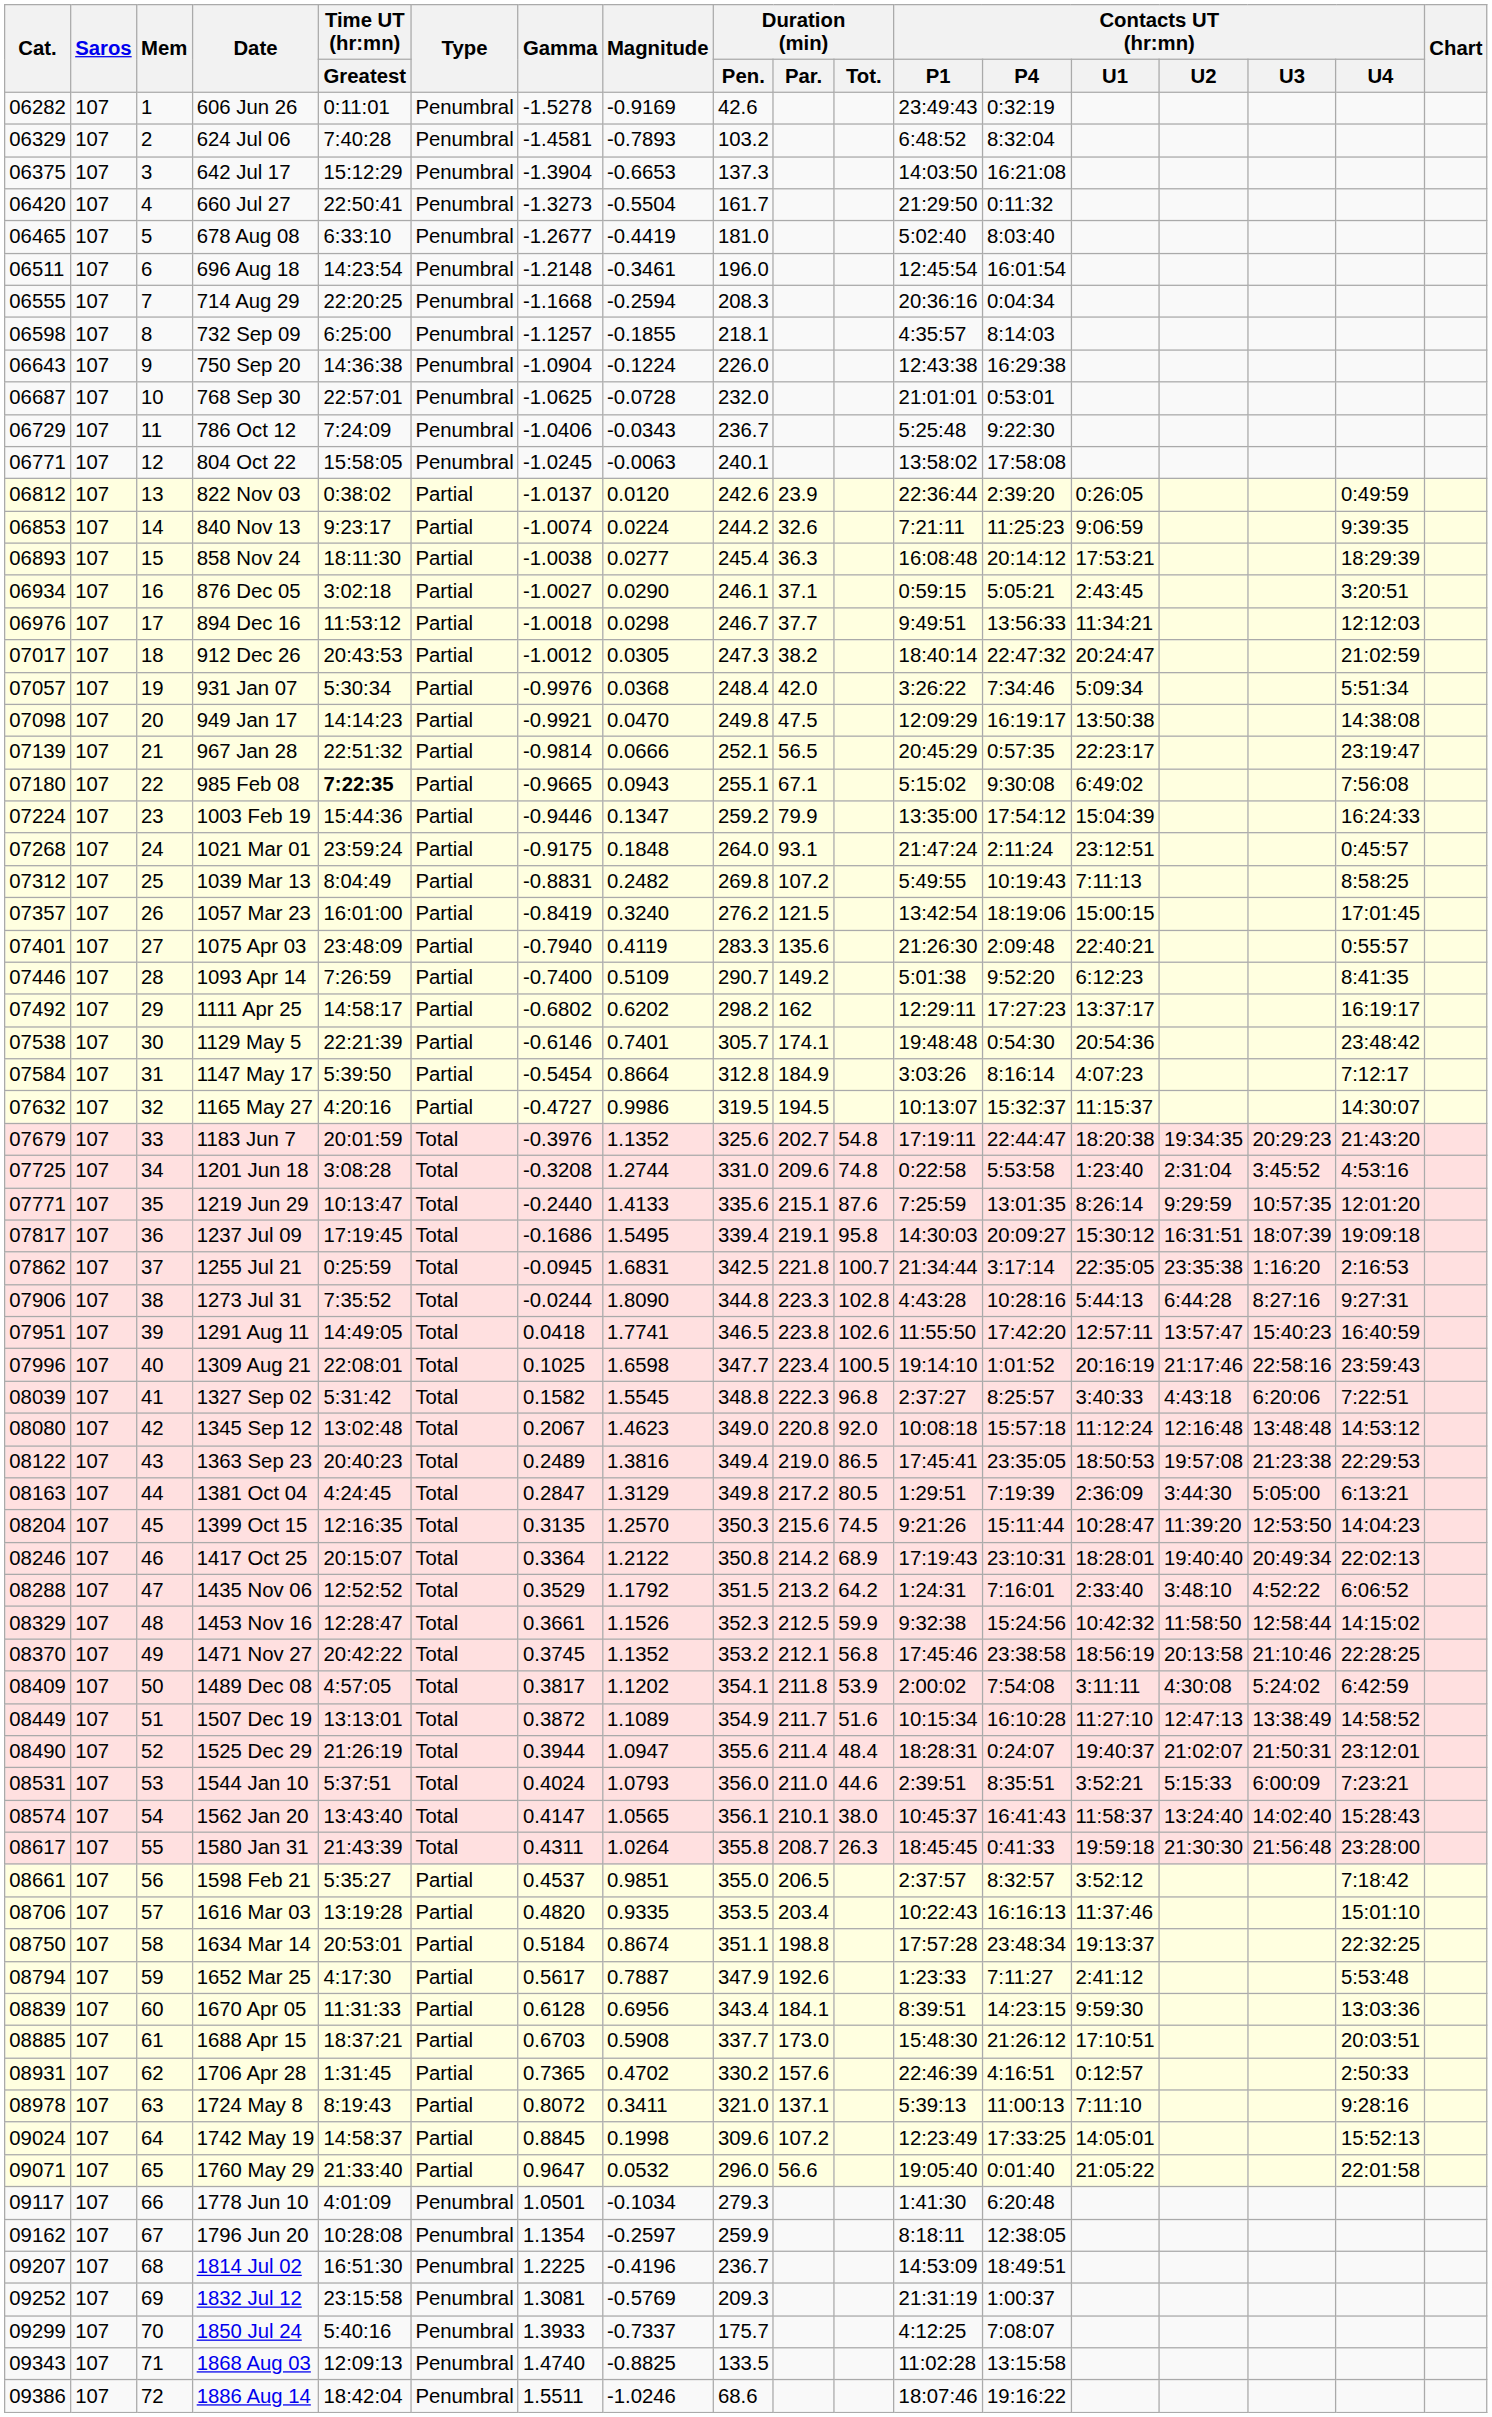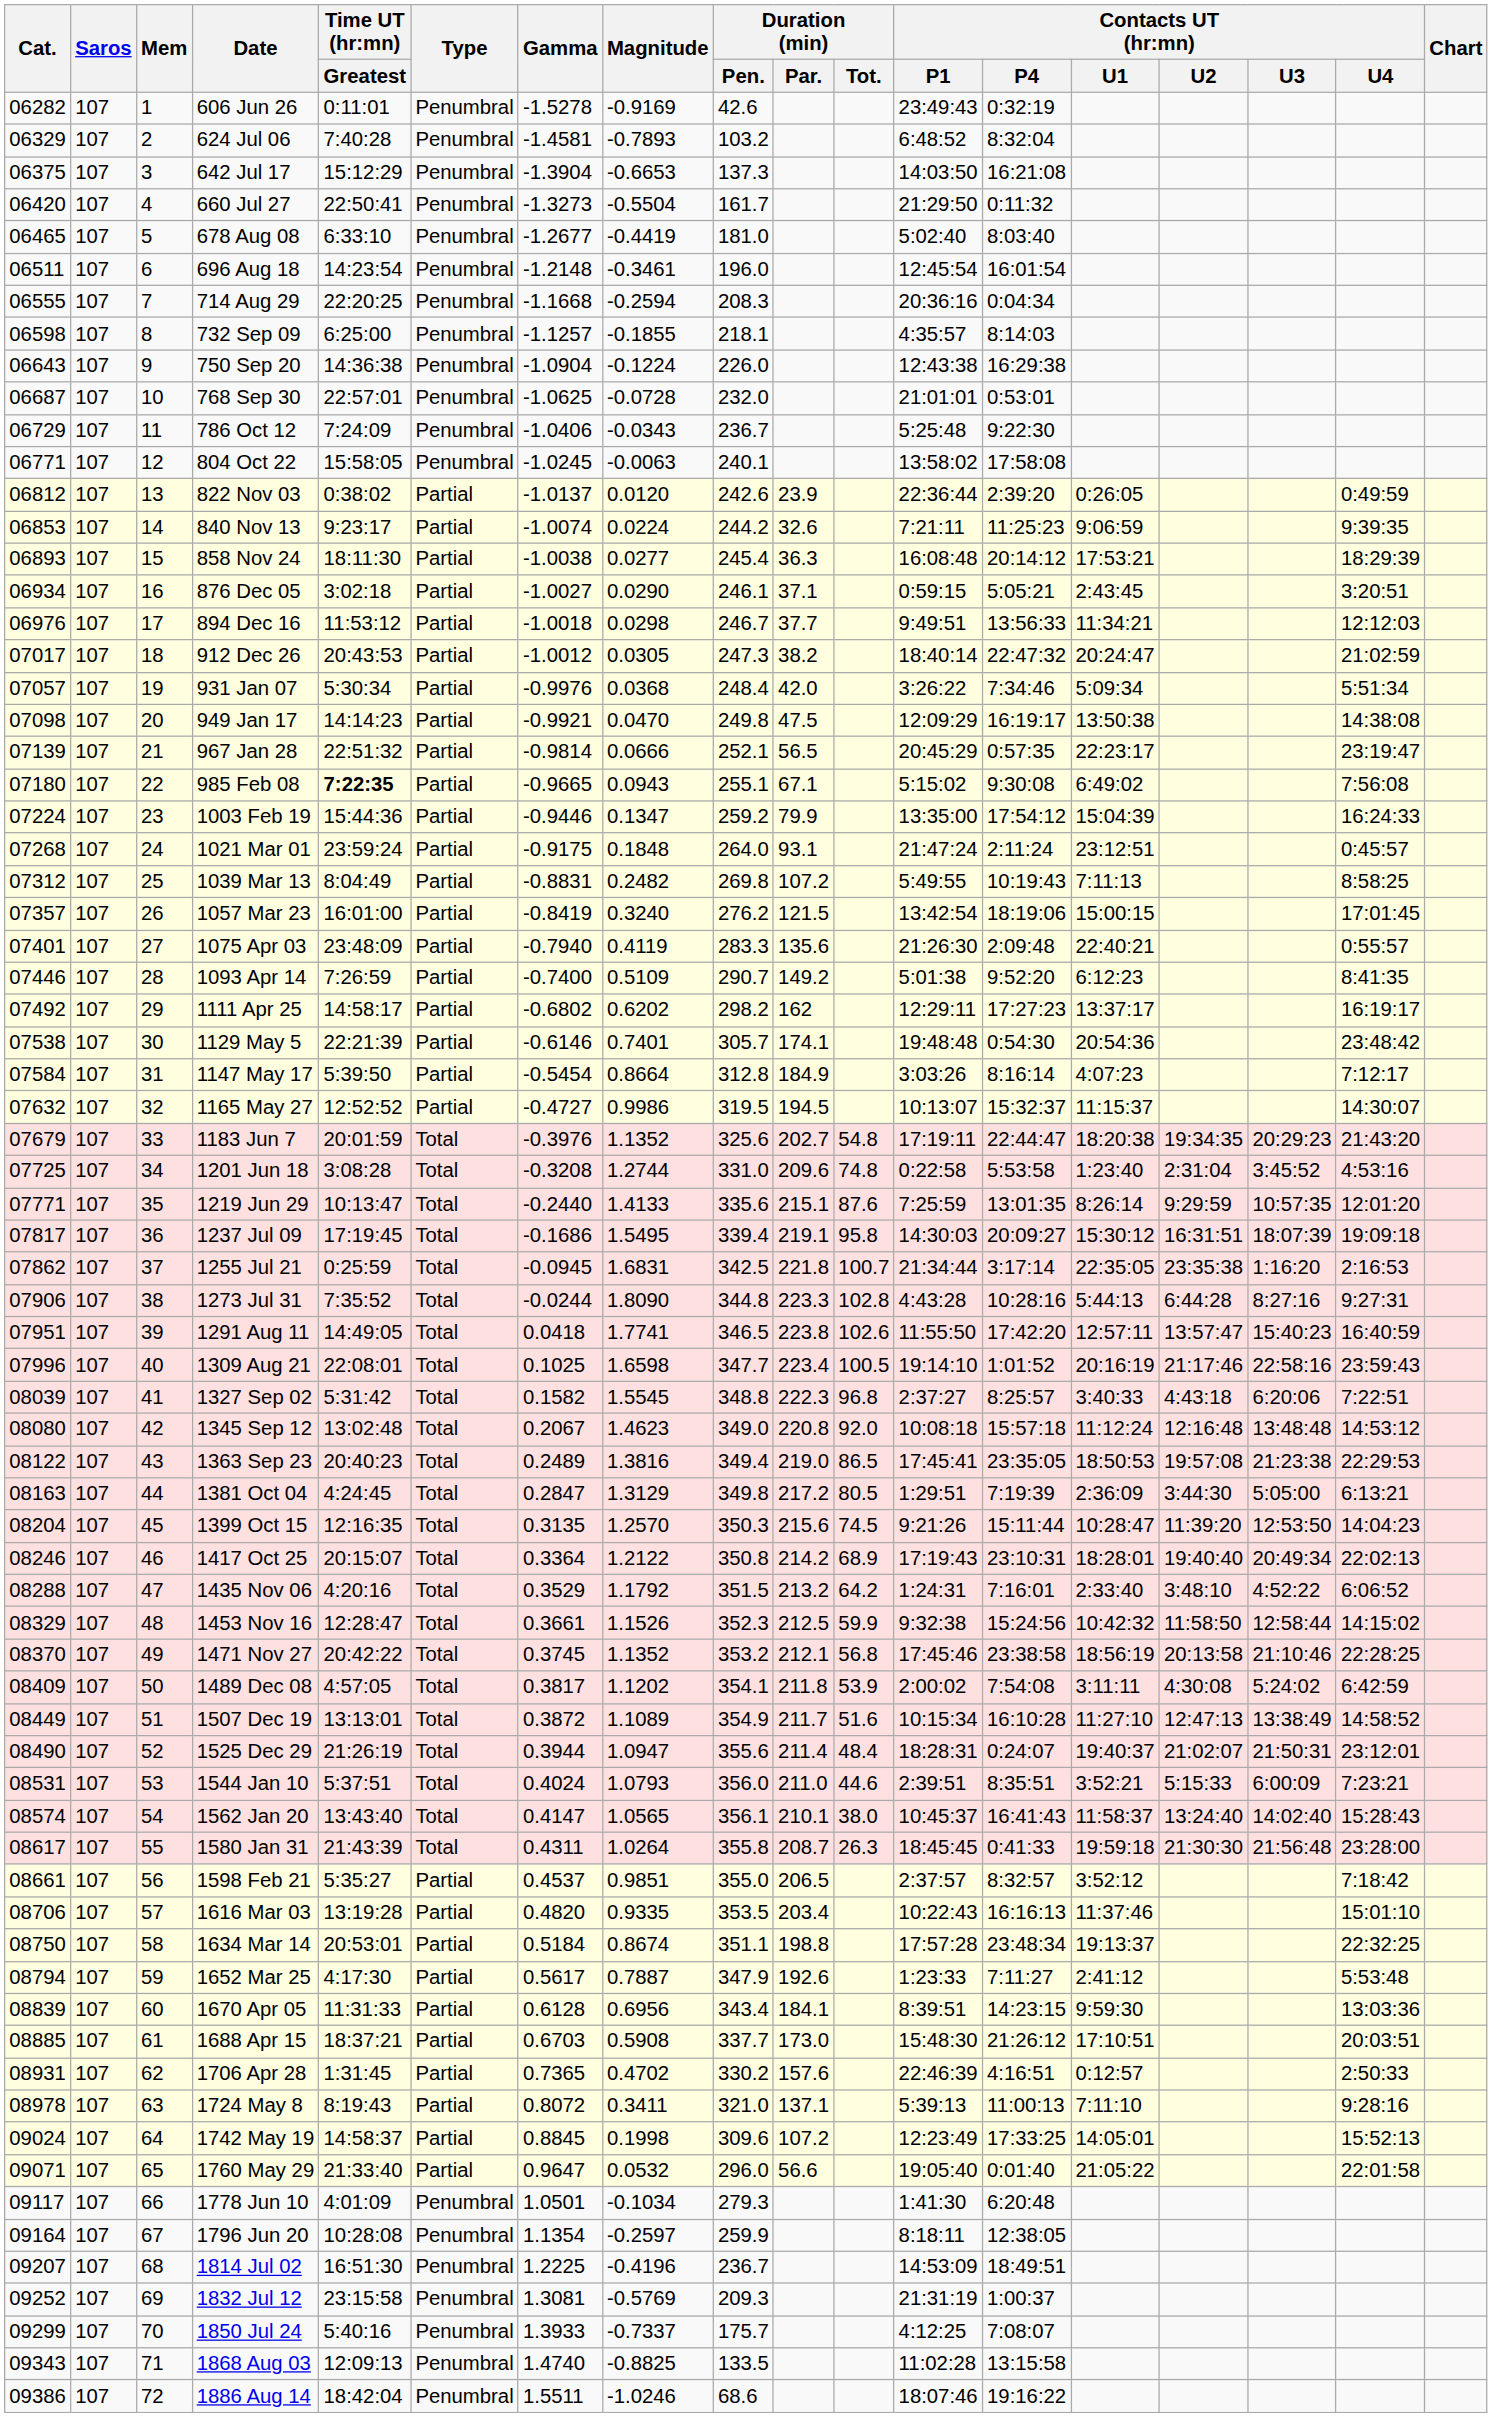(357, 1106) 4:20:16 -> (363, 1106) 12:52:52
(363, 1590) 12:52:52 -> (357, 1590) 4:20:16
(38, 2234) 09162 -> (38, 2234) 09164
